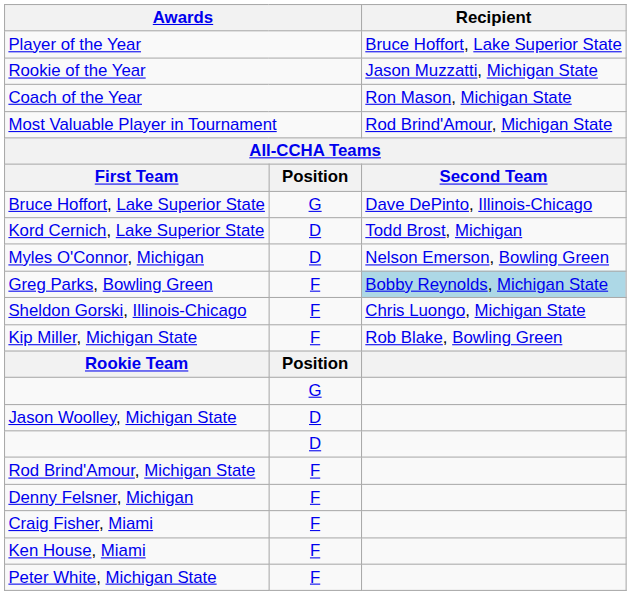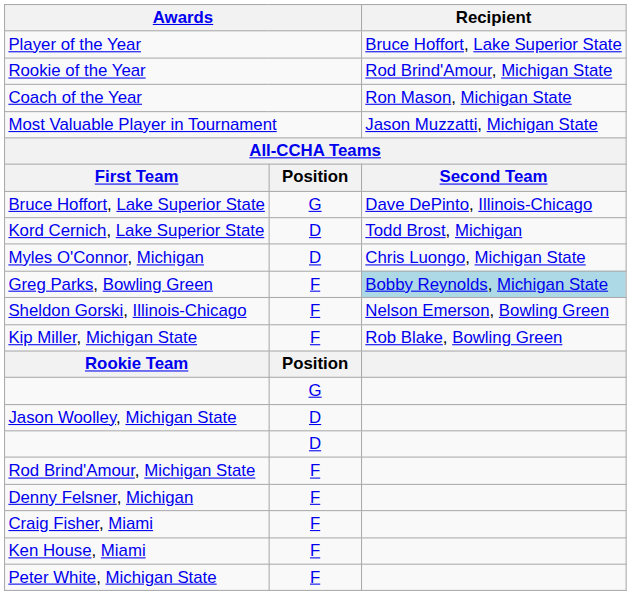(482, 71) Jason Muzzatti, Michigan State -> (489, 71) Rod Brind'Amour, Michigan State
(489, 124) Rod Brind'Amour, Michigan State -> (482, 124) Jason Muzzatti, Michigan State
(487, 257) Nelson Emerson, Bowling Green -> (476, 257) Chris Luongo, Michigan State
(476, 310) Chris Luongo, Michigan State -> (487, 310) Nelson Emerson, Bowling Green
